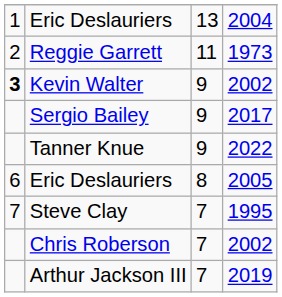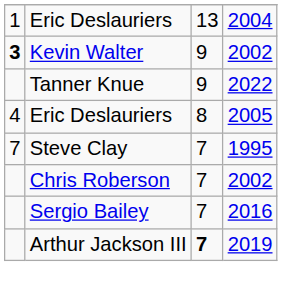- row: (96, 52)
- row: (89, 116)
(15, 180) 6 -> (15, 116) 4
+ row: (89, 212)
(202, 276) normal -> (202, 244) bold
